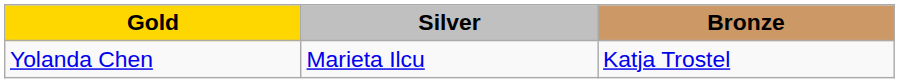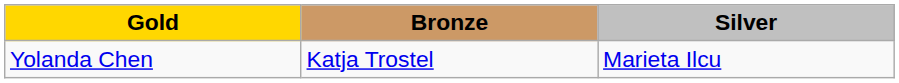columns swapped: (450, 22) <-> (746, 22)
